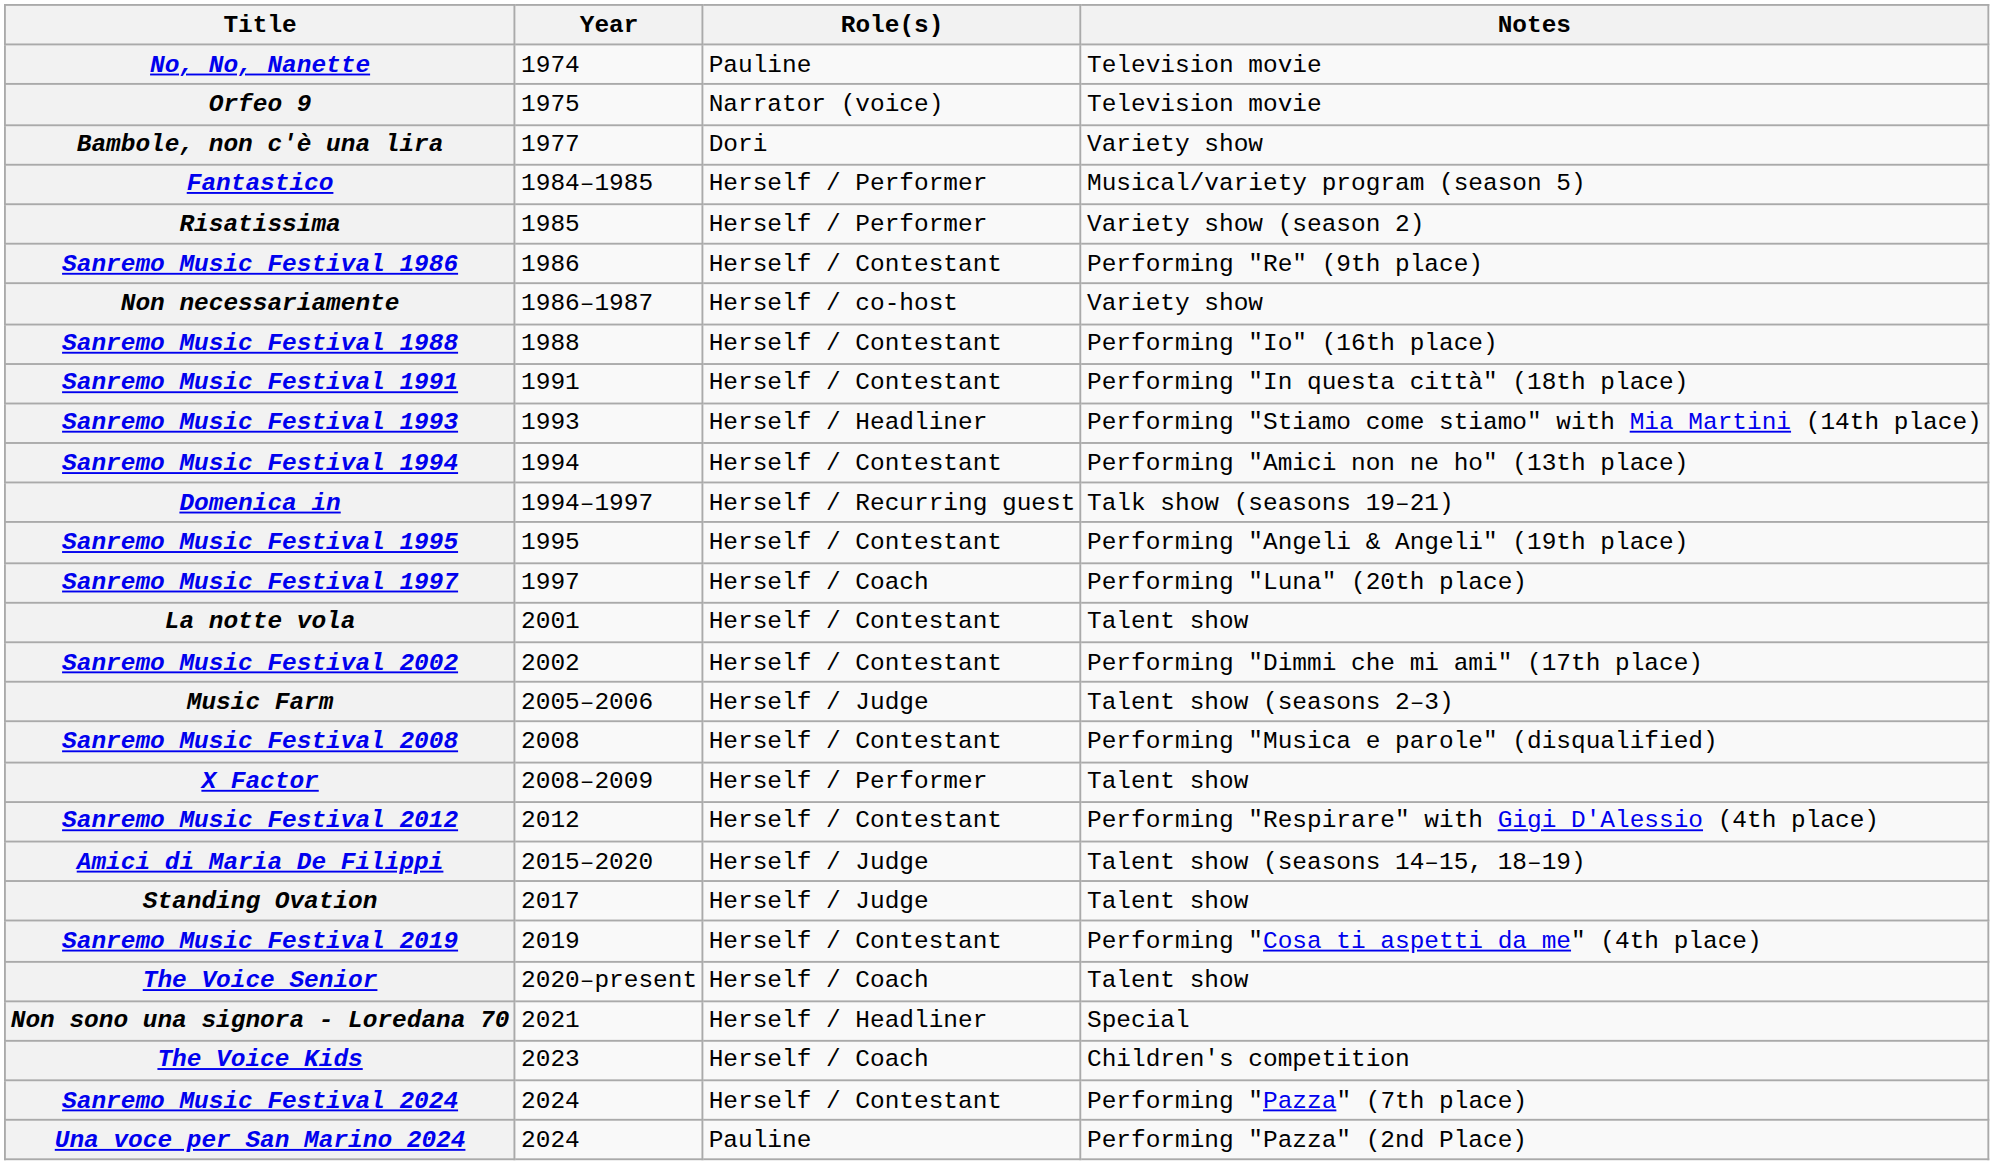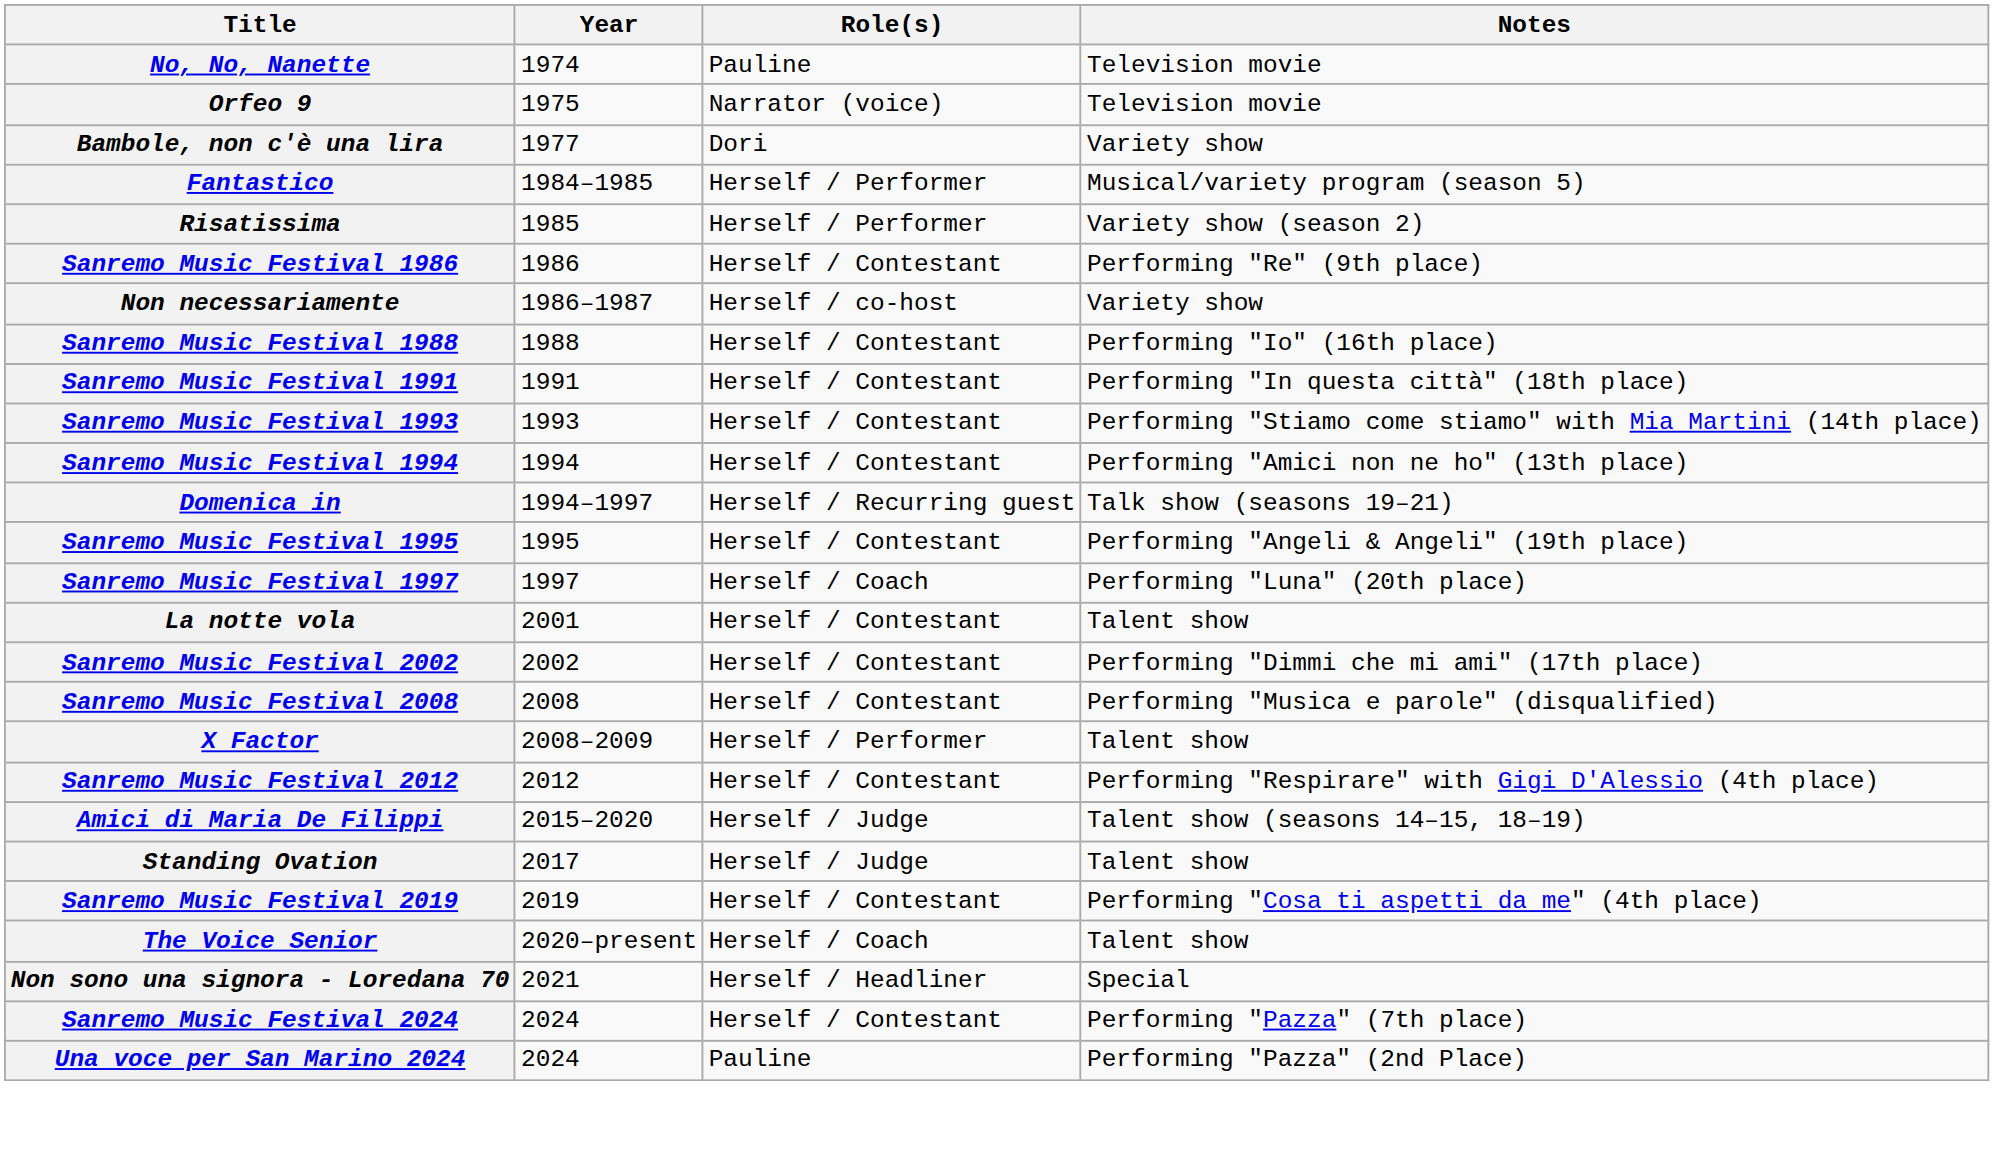(848, 423) Herself / Headliner -> (855, 423) Herself / Contestant
- row: (260, 702)
- row: (260, 1061)
